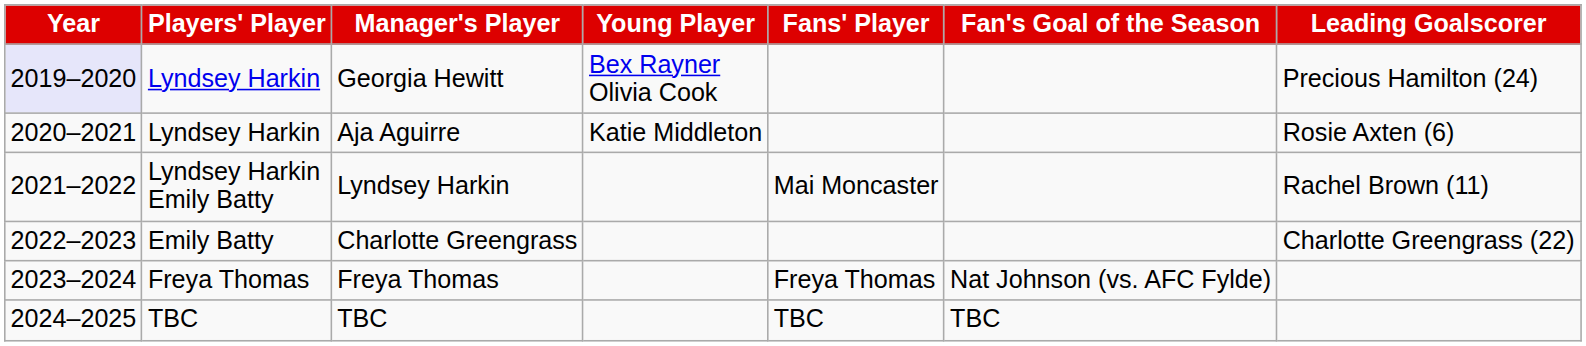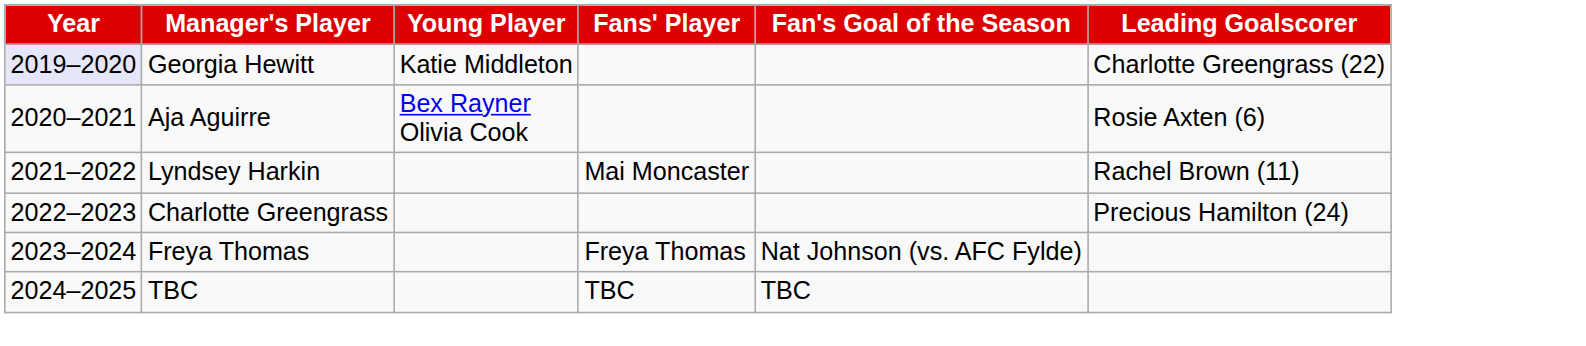- column: (237, 24)
(655, 78) Bex Rayner Olivia Cook -> (486, 64) Katie Middleton
(1410, 78) Precious Hamilton (24) -> (1239, 64) Charlotte Greengrass (22)
(676, 132) Katie Middleton -> (465, 118) Bex Rayner Olivia Cook
(1429, 240) Charlotte Greengrass (22) -> (1221, 212) Precious Hamilton (24)
